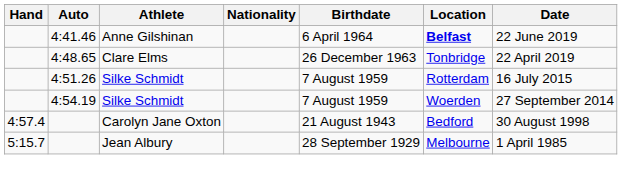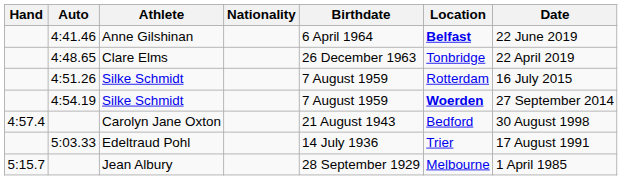(453, 100) normal -> (455, 100) bold
+ row: (74, 143)
